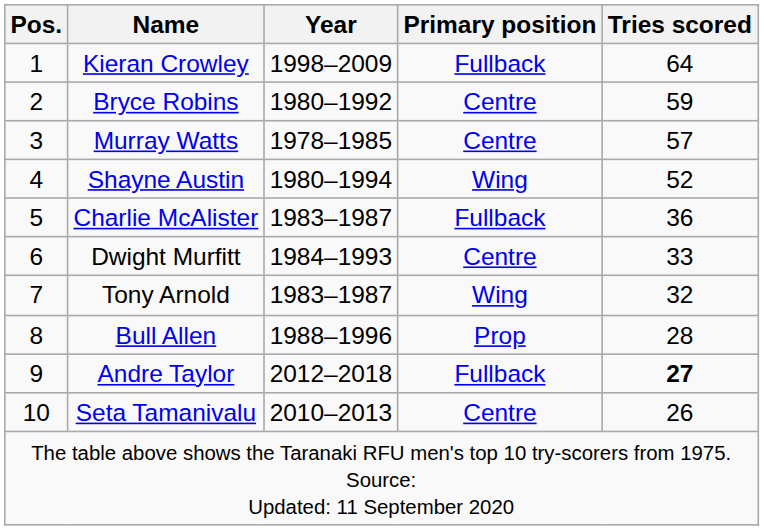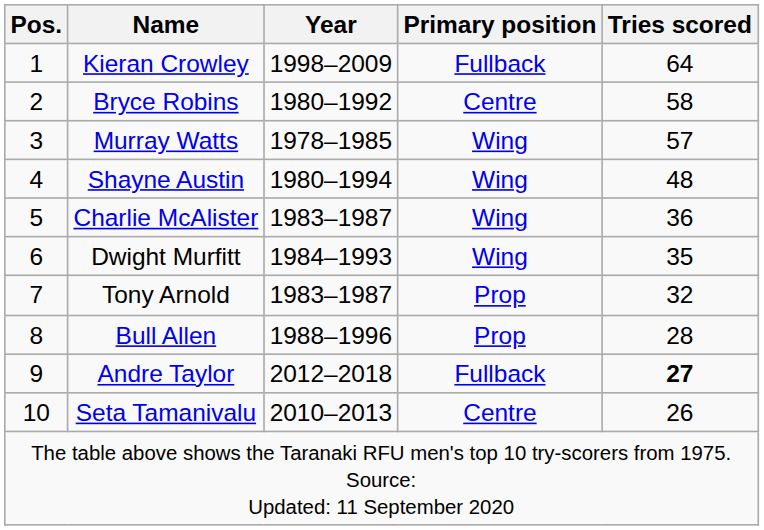(680, 102) 59 -> (680, 102) 58
(500, 141) Centre -> (500, 141) Wing
(680, 179) 52 -> (680, 179) 48
(500, 218) Fullback -> (500, 218) Wing
(500, 257) Centre -> (500, 257) Wing
(680, 257) 33 -> (680, 257) 35
(500, 296) Wing -> (500, 296) Prop
